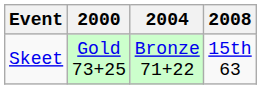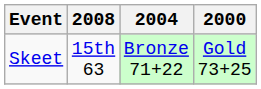columns swapped: (99, 19) <-> (230, 19)
